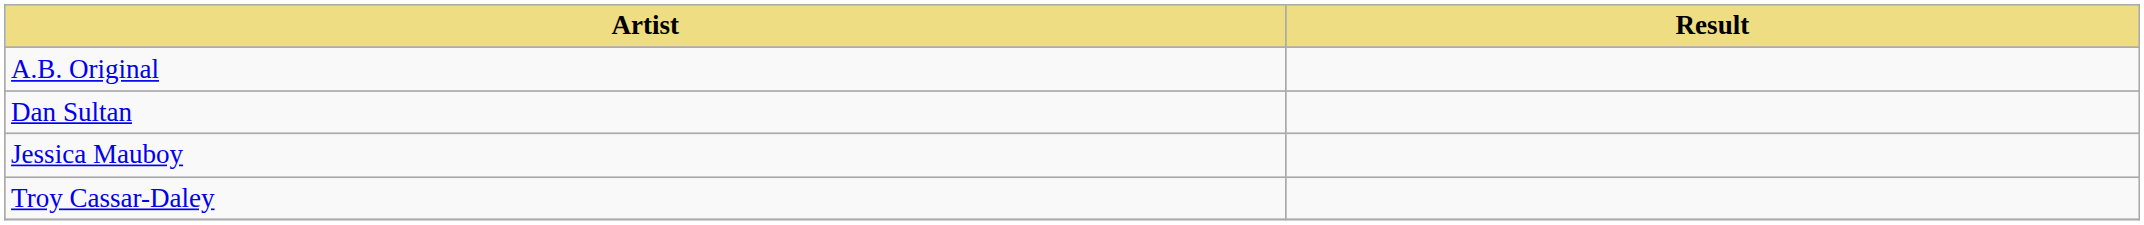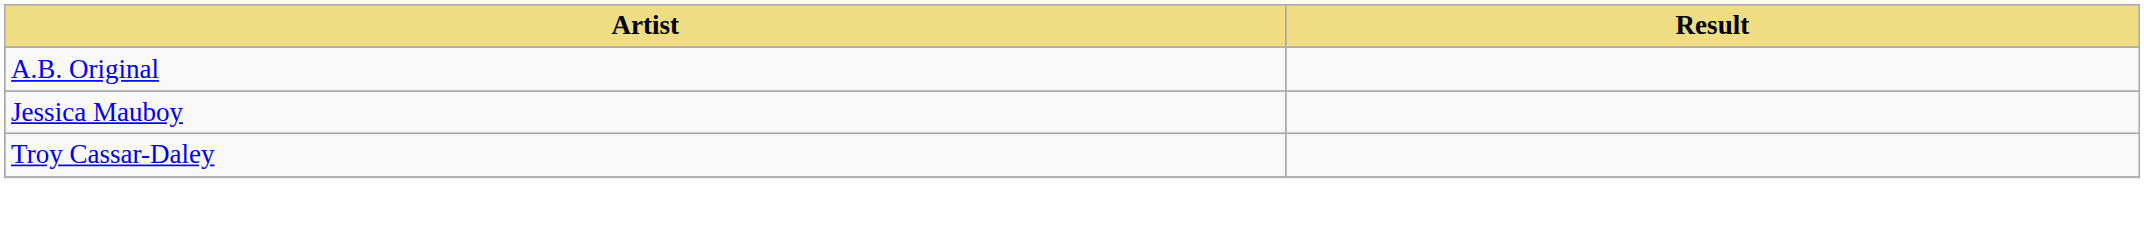- row: (72, 111)
